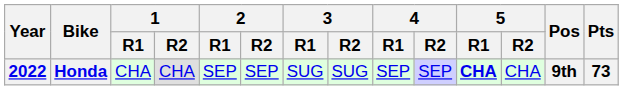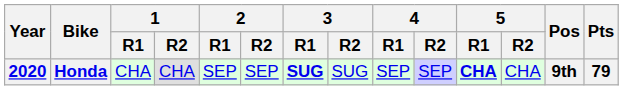(27, 72) 2022 -> (27, 72) 2020
(305, 72) normal -> (305, 72) bold
(601, 72) 73 -> (601, 72) 79
